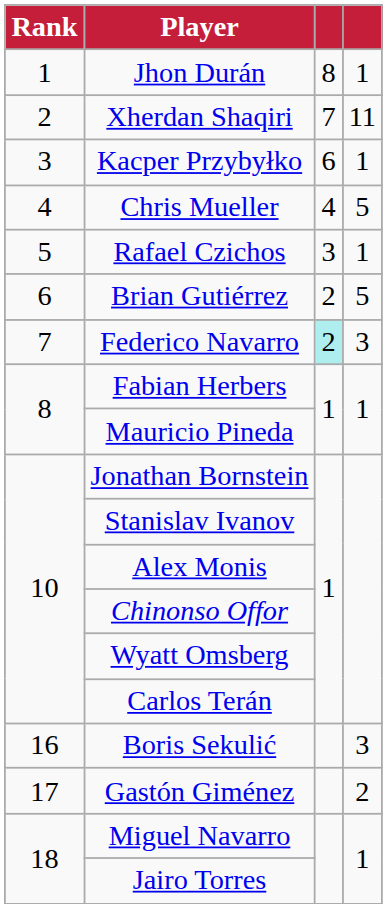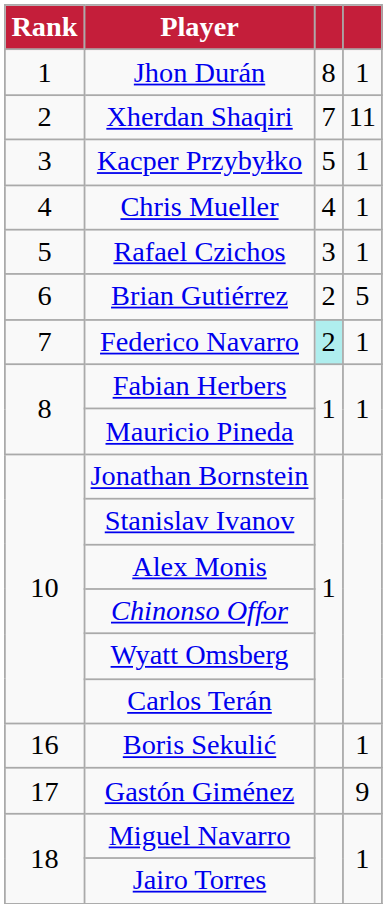(329, 161) 6 -> (329, 161) 5
(362, 206) 5 -> (362, 206) 1
(362, 341) 3 -> (362, 341) 1
(362, 745) 3 -> (362, 745) 1
(362, 790) 2 -> (362, 790) 9
